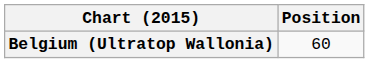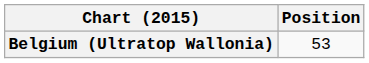(321, 45) 60 -> (321, 45) 53
